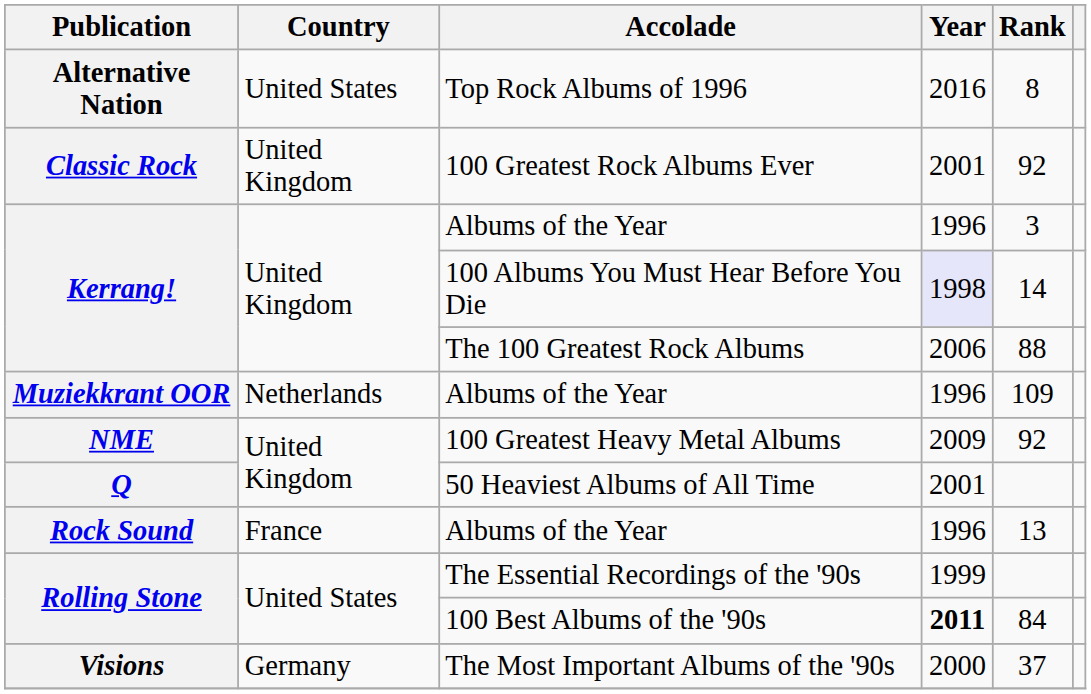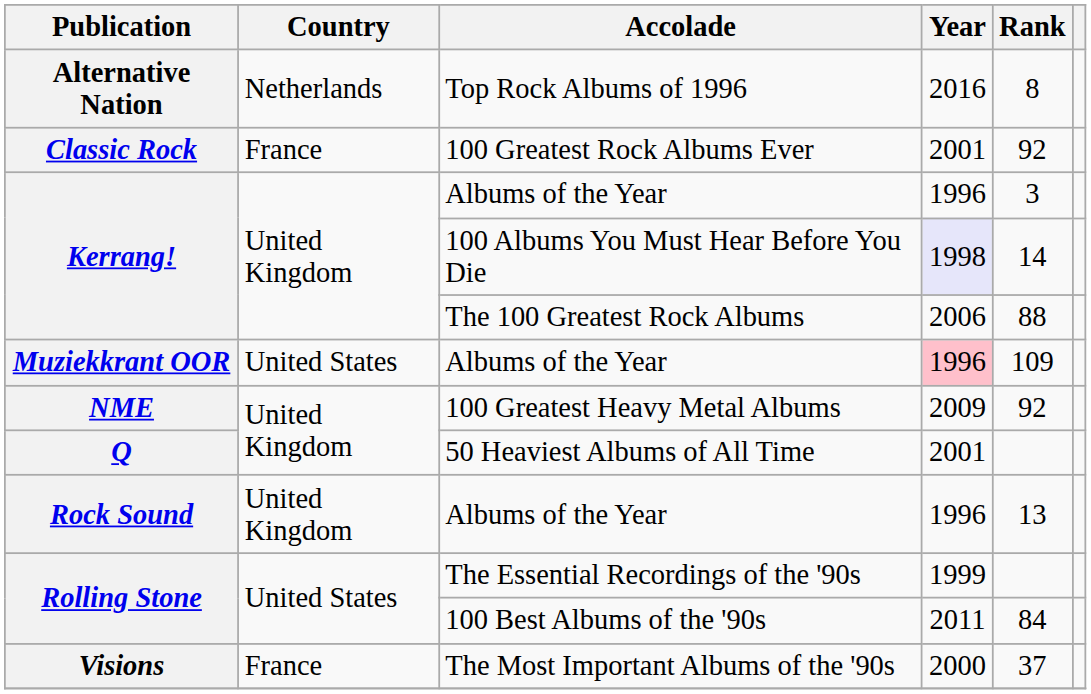(321, 88) United States -> (314, 88) Netherlands
(299, 165) United Kingdom -> (283, 149) France
(314, 394) Netherlands -> (321, 362) United States
(957, 394) no background -> (957, 362) pink background
(283, 529) France -> (299, 513) United Kingdom
(957, 620) bold -> (957, 620) normal
(298, 665) Germany -> (283, 665) France
